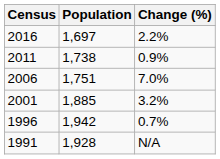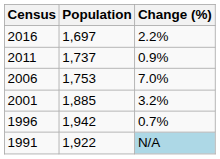(79, 57) 1,738 -> (79, 57) 1,737
(79, 79) 1,751 -> (79, 79) 1,753
(79, 143) 1,928 -> (79, 143) 1,922
(149, 143) no background -> (149, 143) lightblue background
